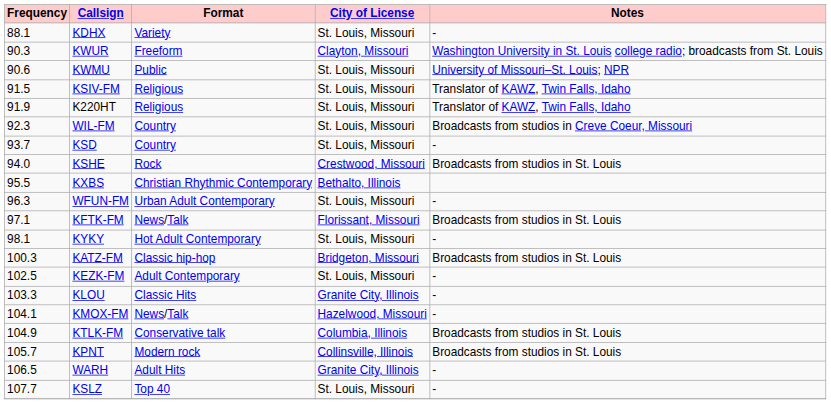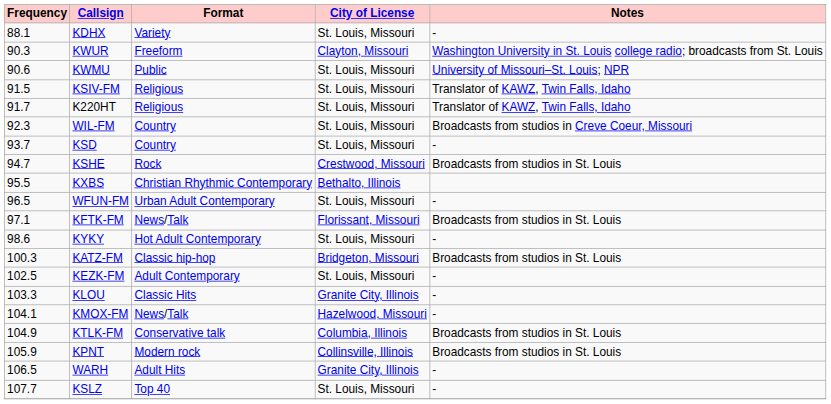(19, 107) 91.9 -> (19, 107) 91.7
(19, 164) 94.0 -> (19, 164) 94.7
(19, 201) 96.3 -> (19, 201) 96.5
(19, 239) 98.1 -> (19, 239) 98.6
(22, 351) 105.7 -> (22, 351) 105.9
